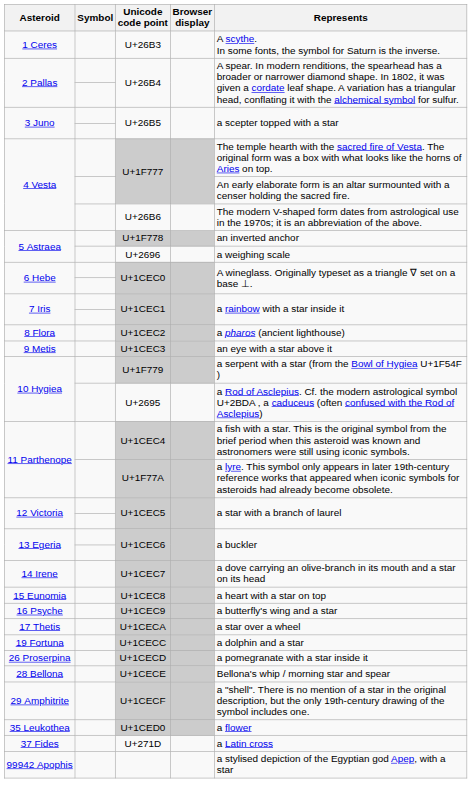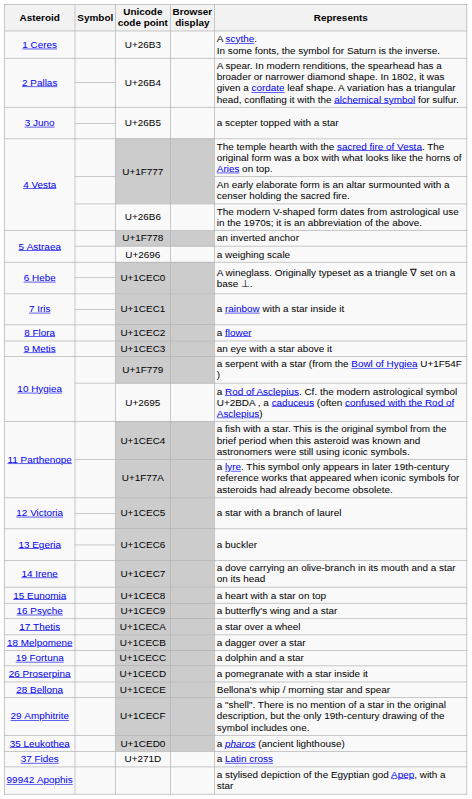(281, 333) a pharos (ancient lighthouse) -> (234, 333) a flower
+ row: (40, 642)
(234, 727) a flower -> (281, 743) a pharos (ancient lighthouse)
